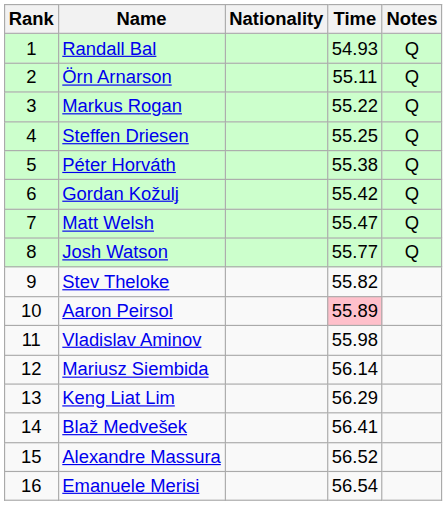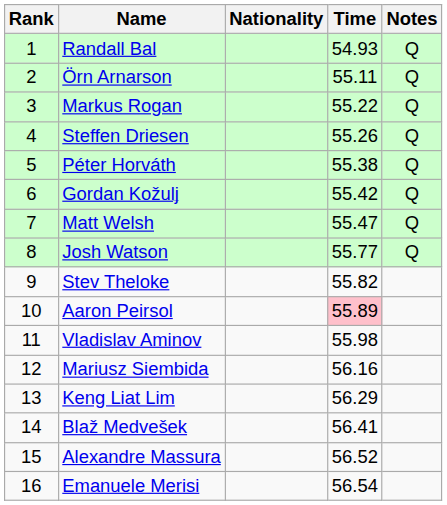(355, 135) 55.25 -> (355, 135) 55.26
(355, 369) 56.14 -> (355, 369) 56.16
